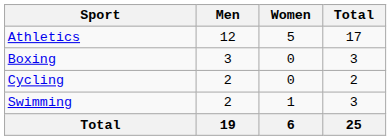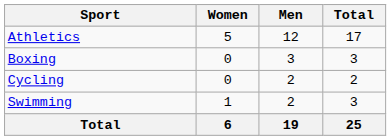columns swapped: (228, 15) <-> (291, 15)
